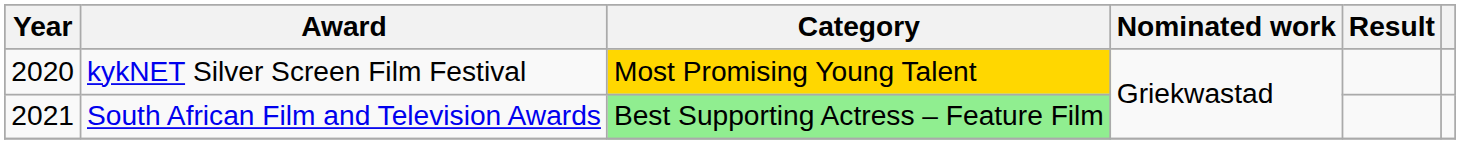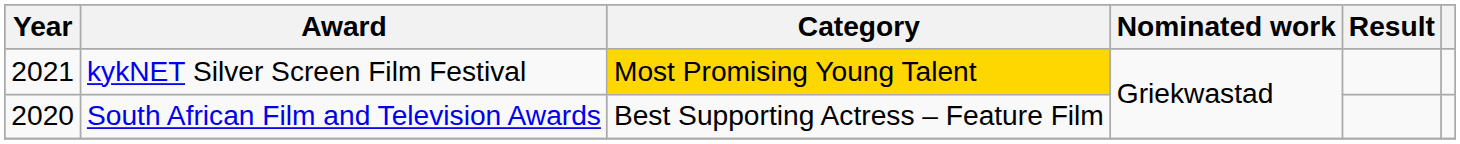(43, 71) 2020 -> (43, 71) 2021
(43, 116) 2021 -> (43, 116) 2020
(859, 116) lightgreen background -> (859, 116) no background
